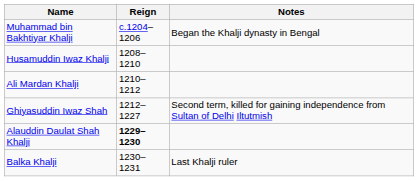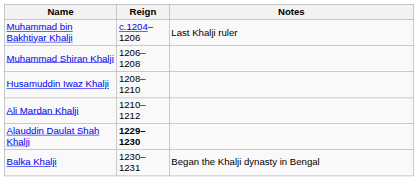(246, 32) Began the Khalji dynasty in Bengal -> (204, 32) Last Khalji ruler
+ row: (60, 58)
- row: (57, 110)
(204, 162) Last Khalji ruler -> (246, 162) Began the Khalji dynasty in Bengal
